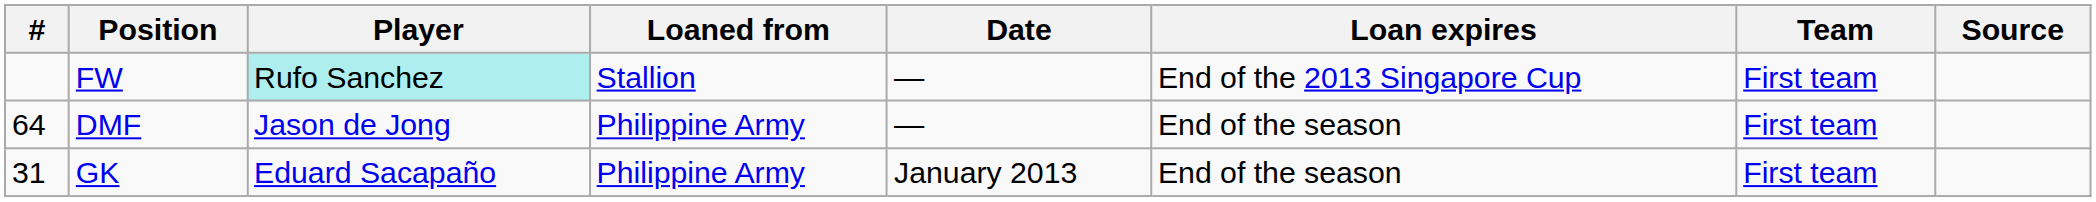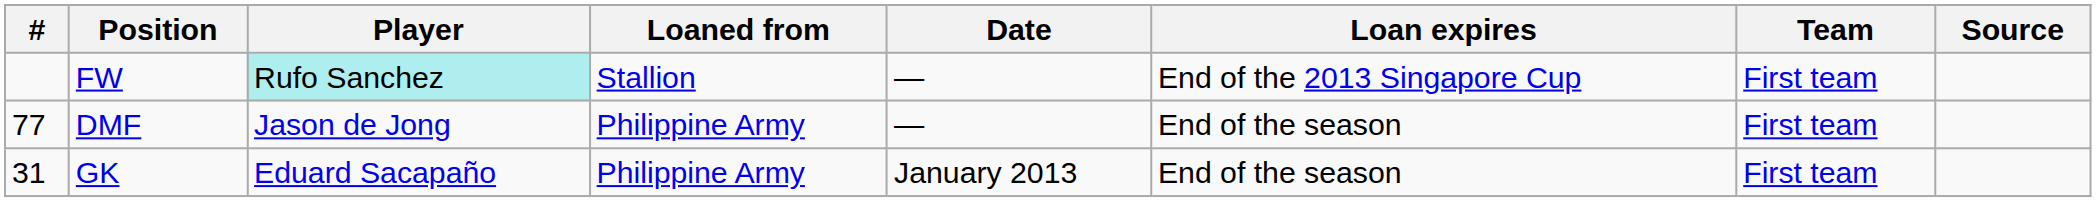(29, 125) 64 -> (29, 125) 77
